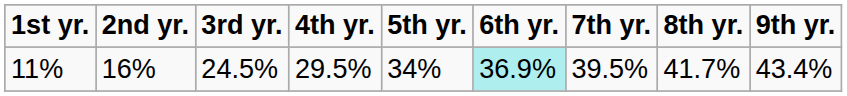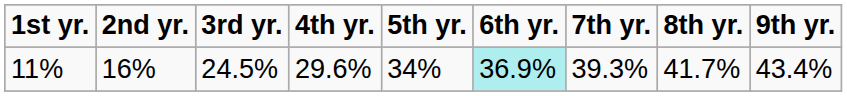(333, 68) 29.5% -> (333, 68) 29.6%
(610, 68) 39.5% -> (610, 68) 39.3%
